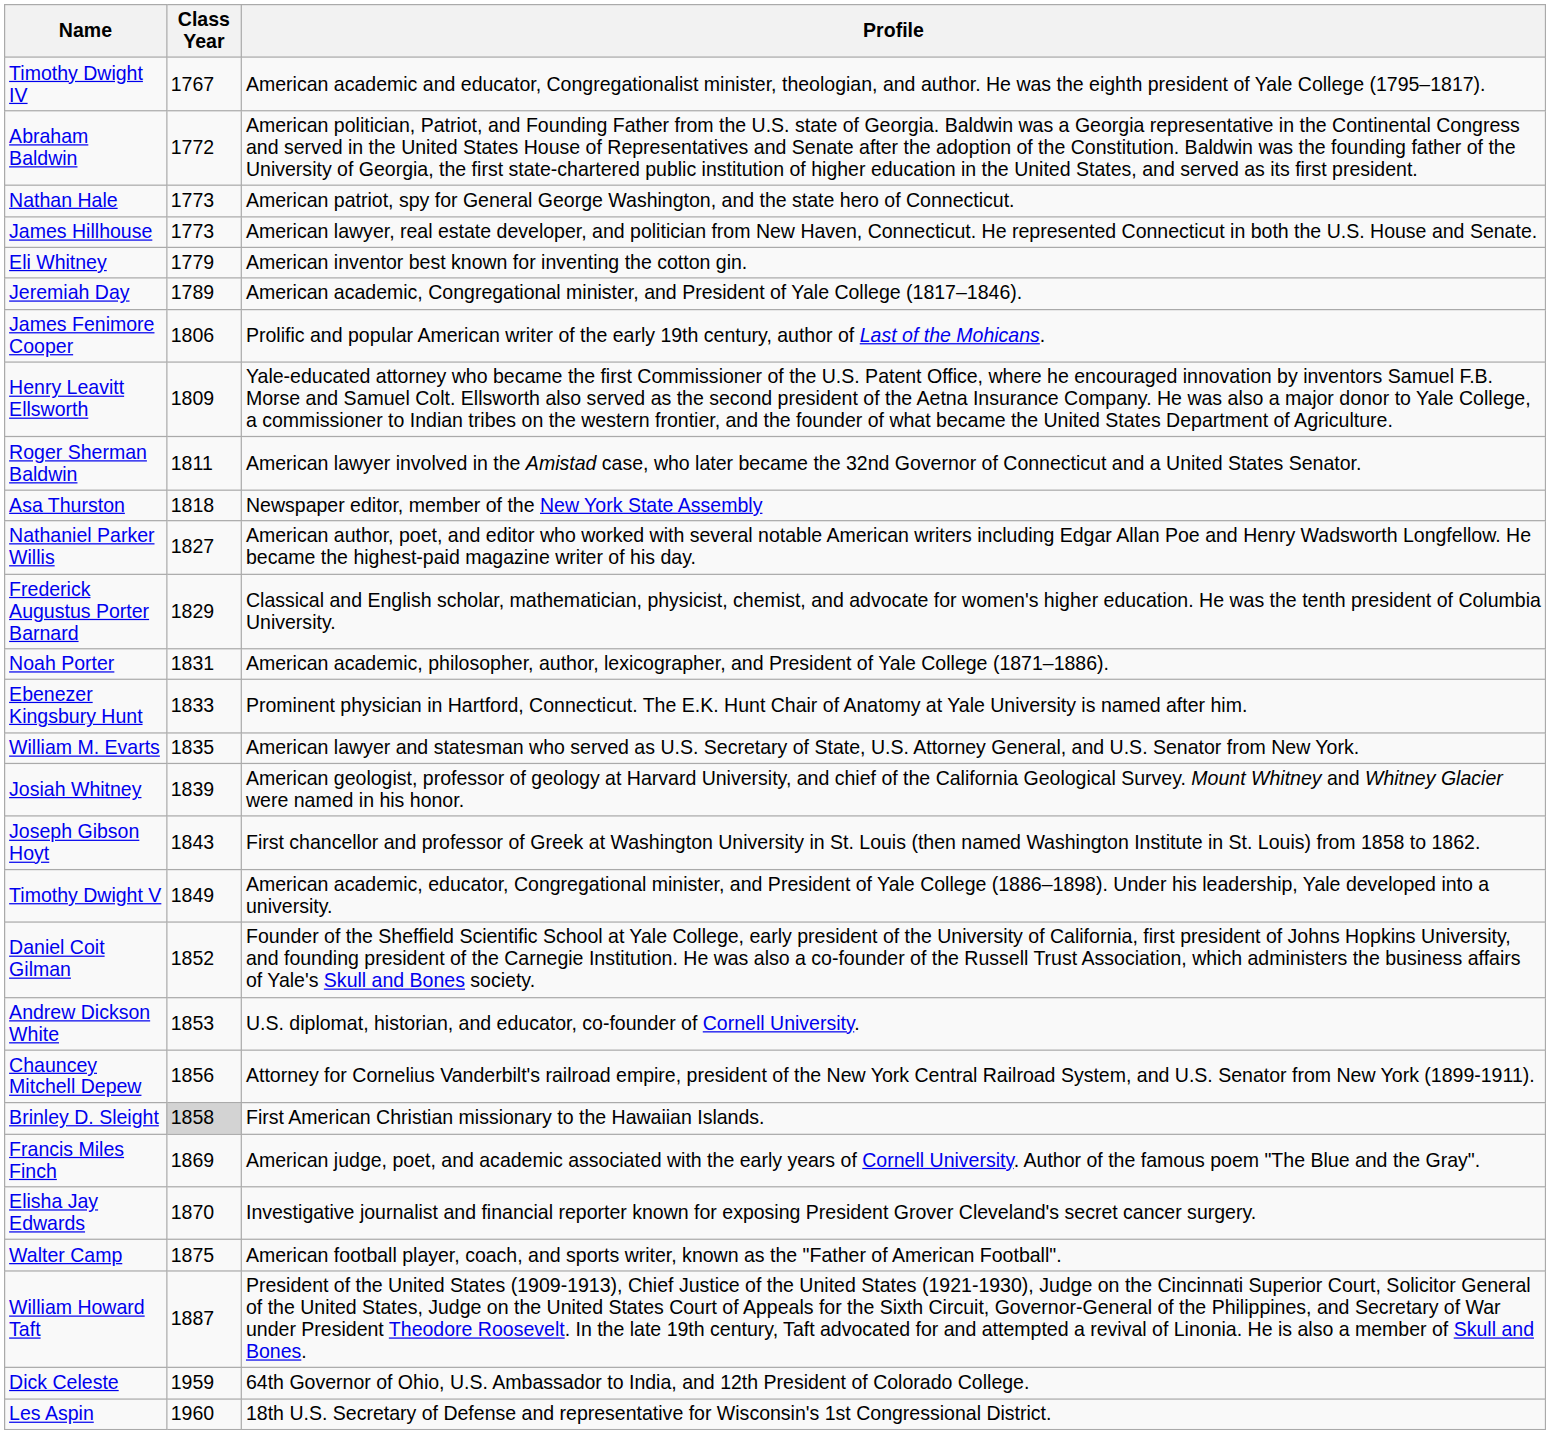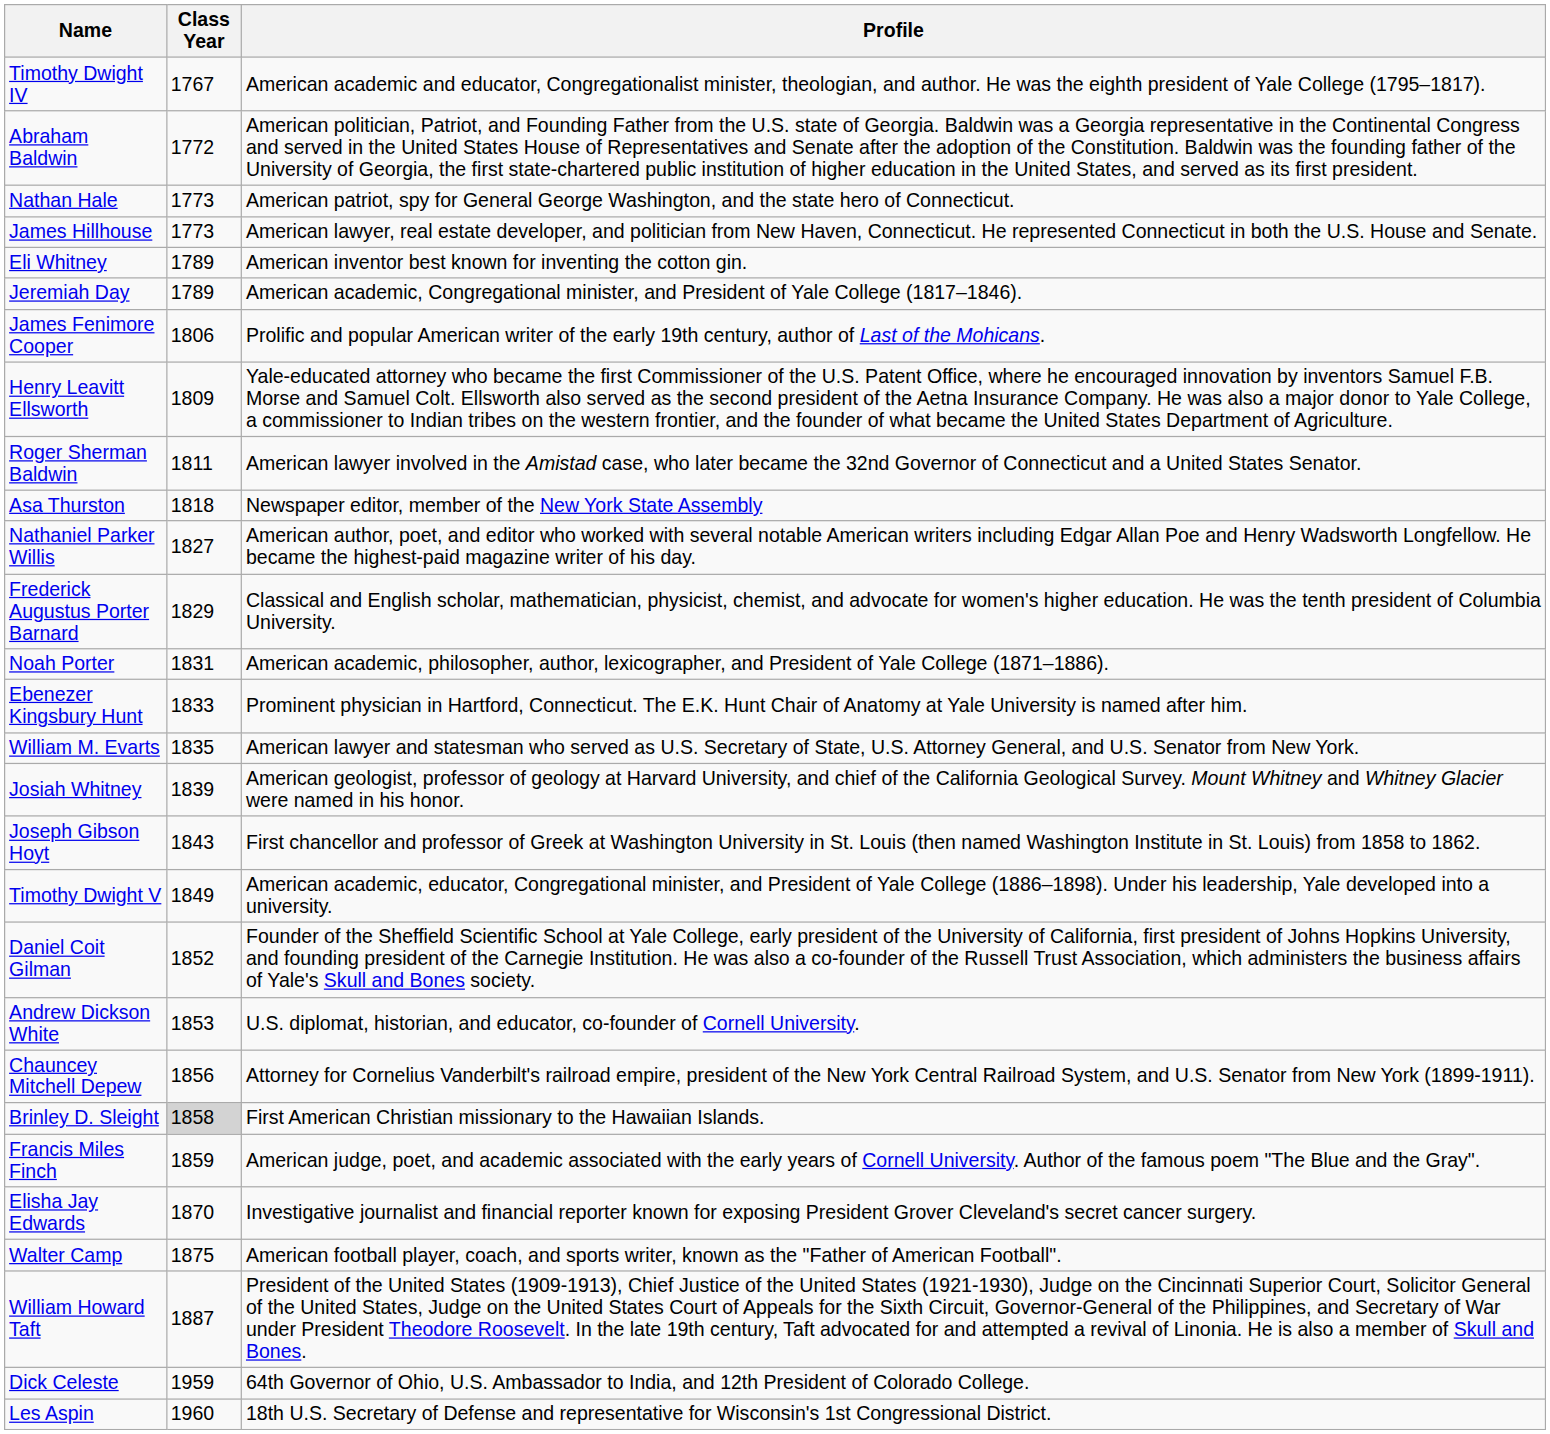(192, 262) 1779 -> (192, 262) 1789
(192, 1160) 1869 -> (192, 1160) 1859
